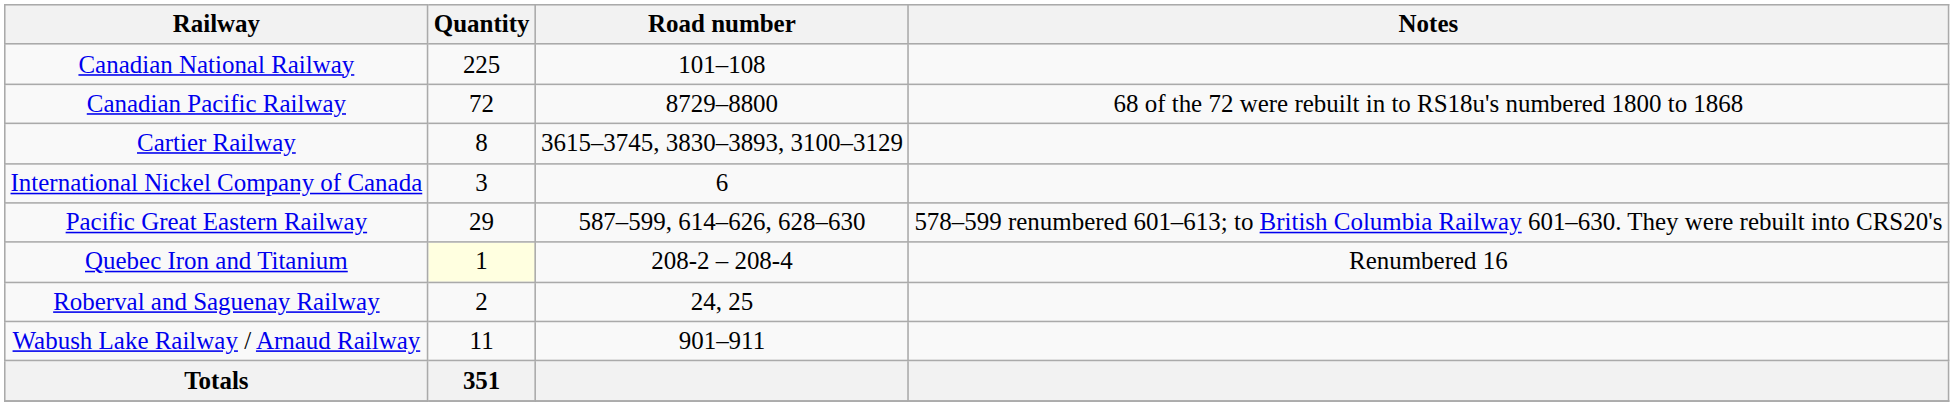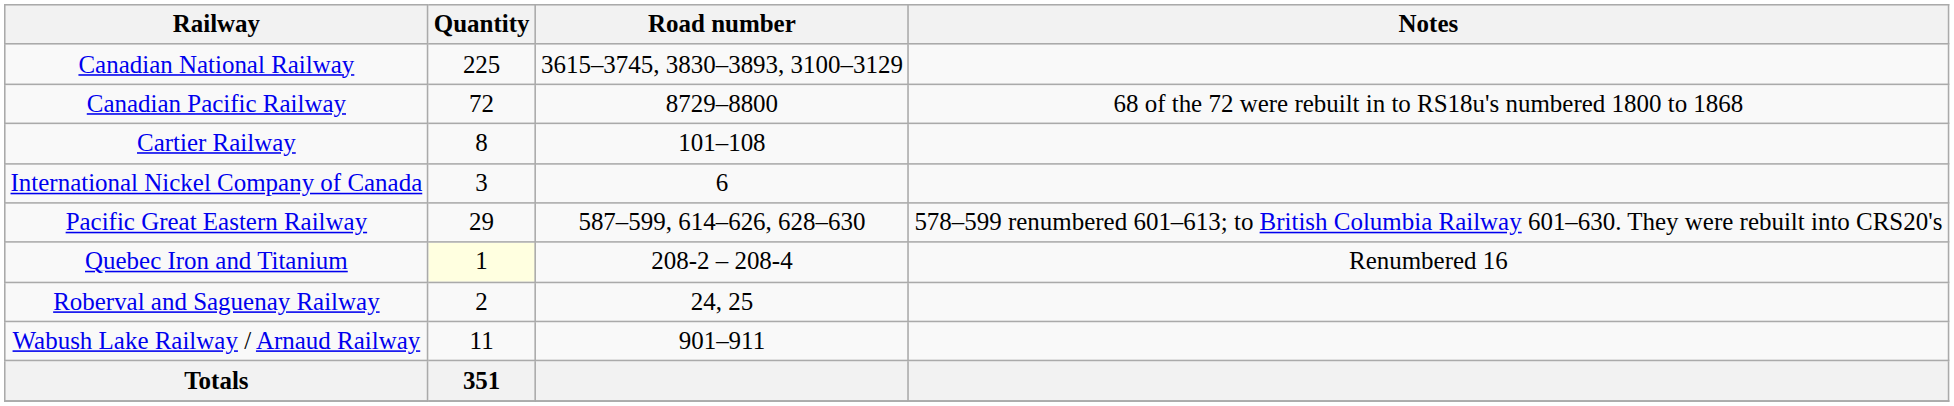(722, 63) 101–108 -> (722, 63) 3615–3745, 3830–3893, 3100–3129
(722, 143) 3615–3745, 3830–3893, 3100–3129 -> (722, 143) 101–108
